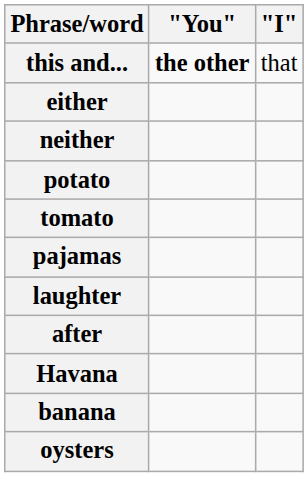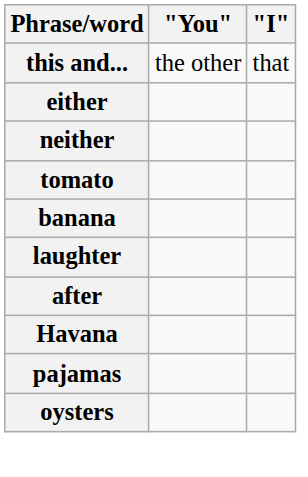(202, 62) bold -> (198, 62) normal
- row: (77, 179)
rows swapped: (77, 256) <-> (77, 412)
